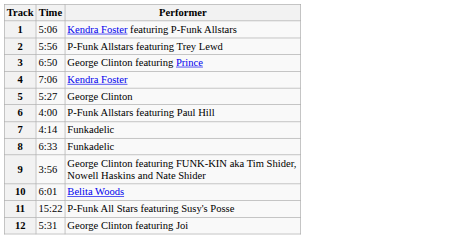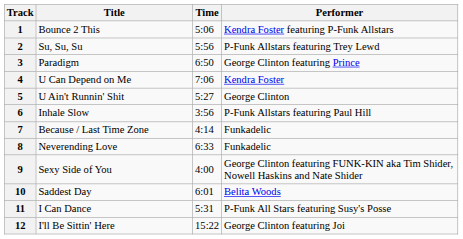+ column: (114, 12)
(48, 113) 4:00 -> (204, 113) 3:56
(48, 169) 3:56 -> (204, 169) 4:00
(50, 208) 15:22 -> (204, 208) 5:31
(48, 225) 5:31 -> (207, 225) 15:22
